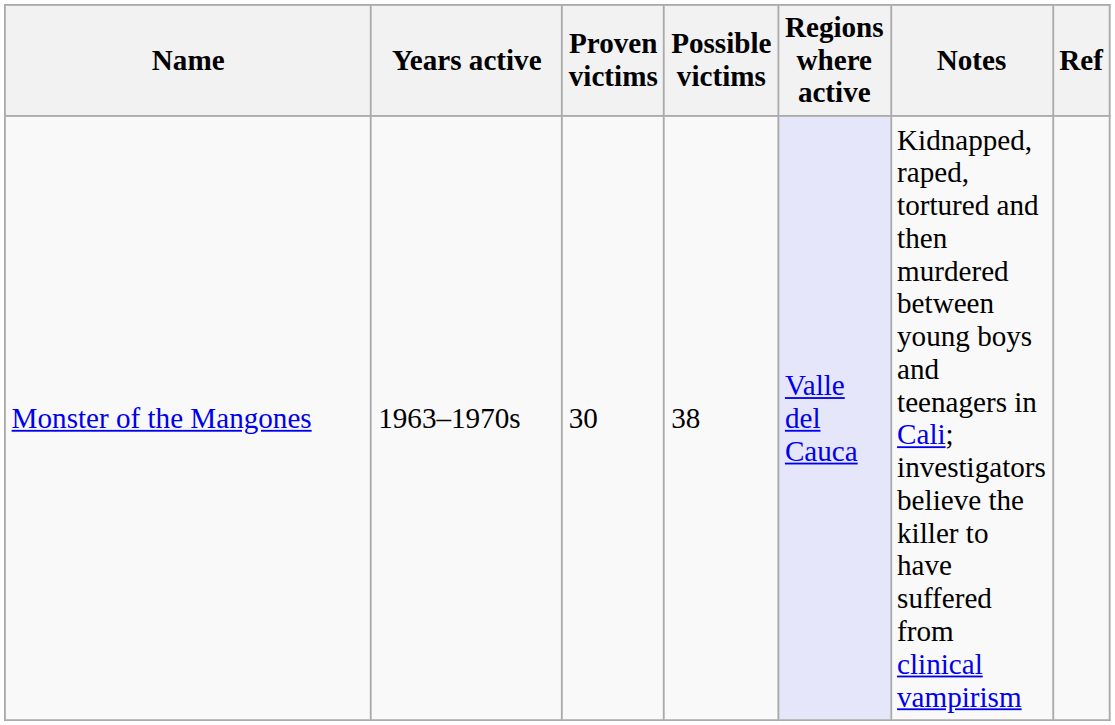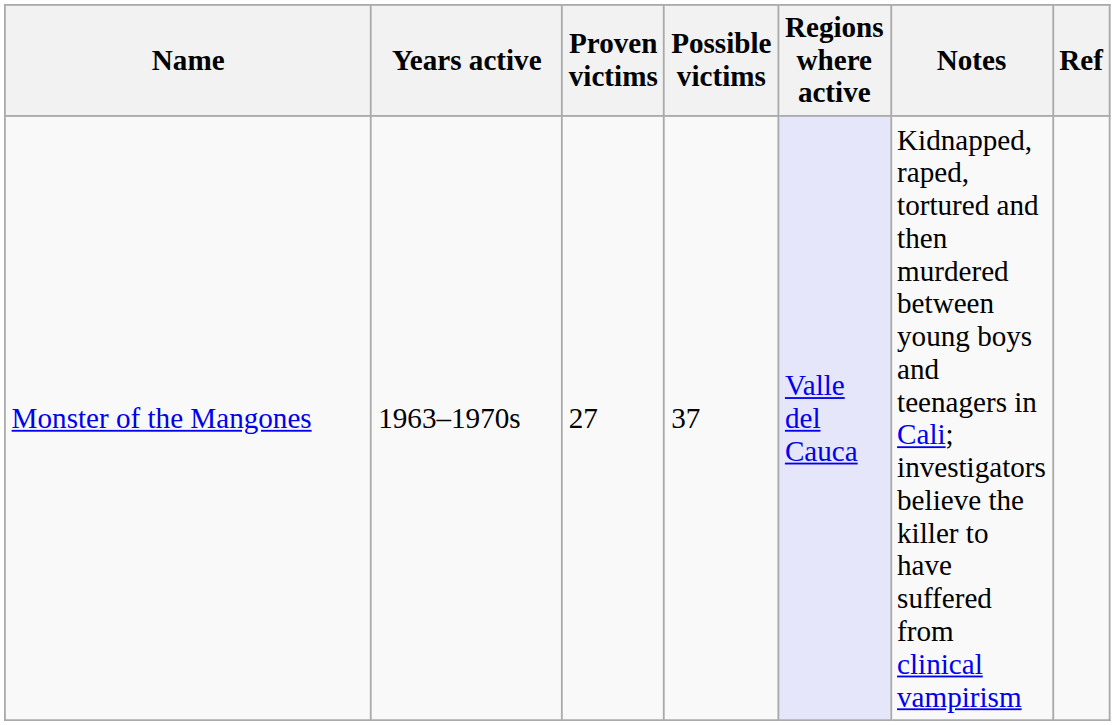(583, 417) 30 -> (583, 417) 27
(686, 417) 38 -> (686, 417) 37
